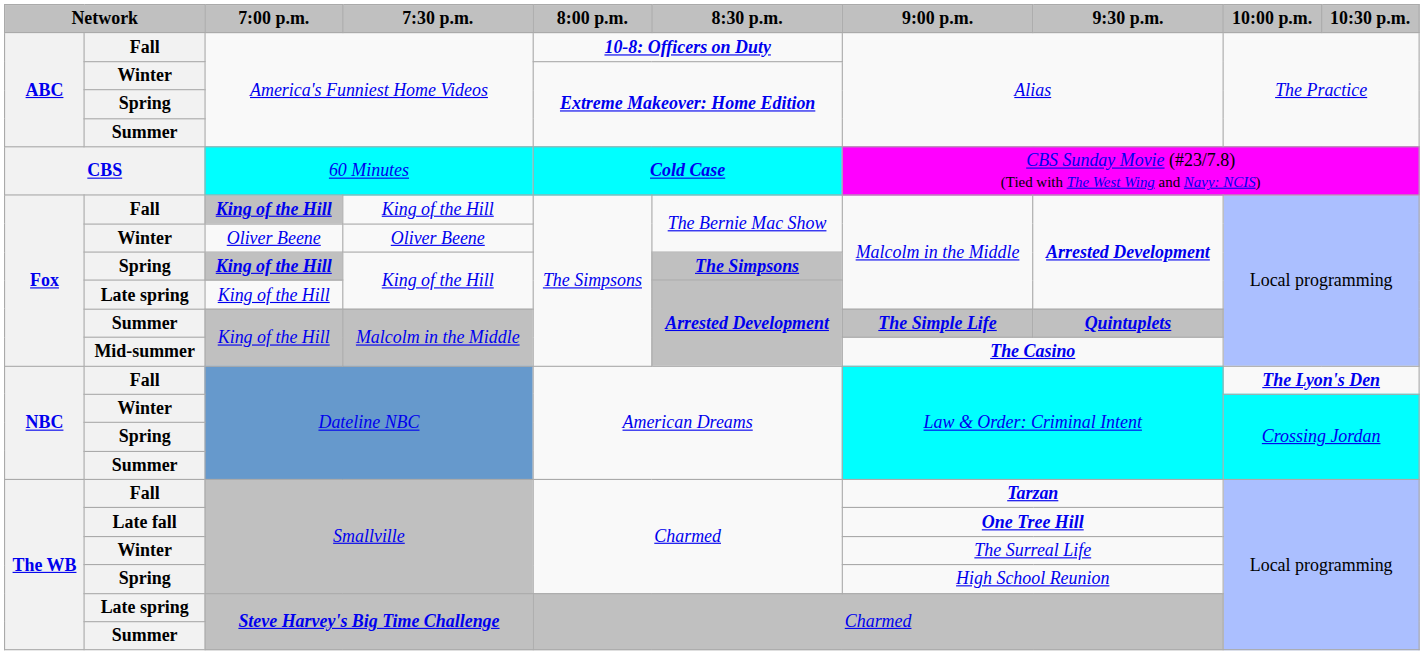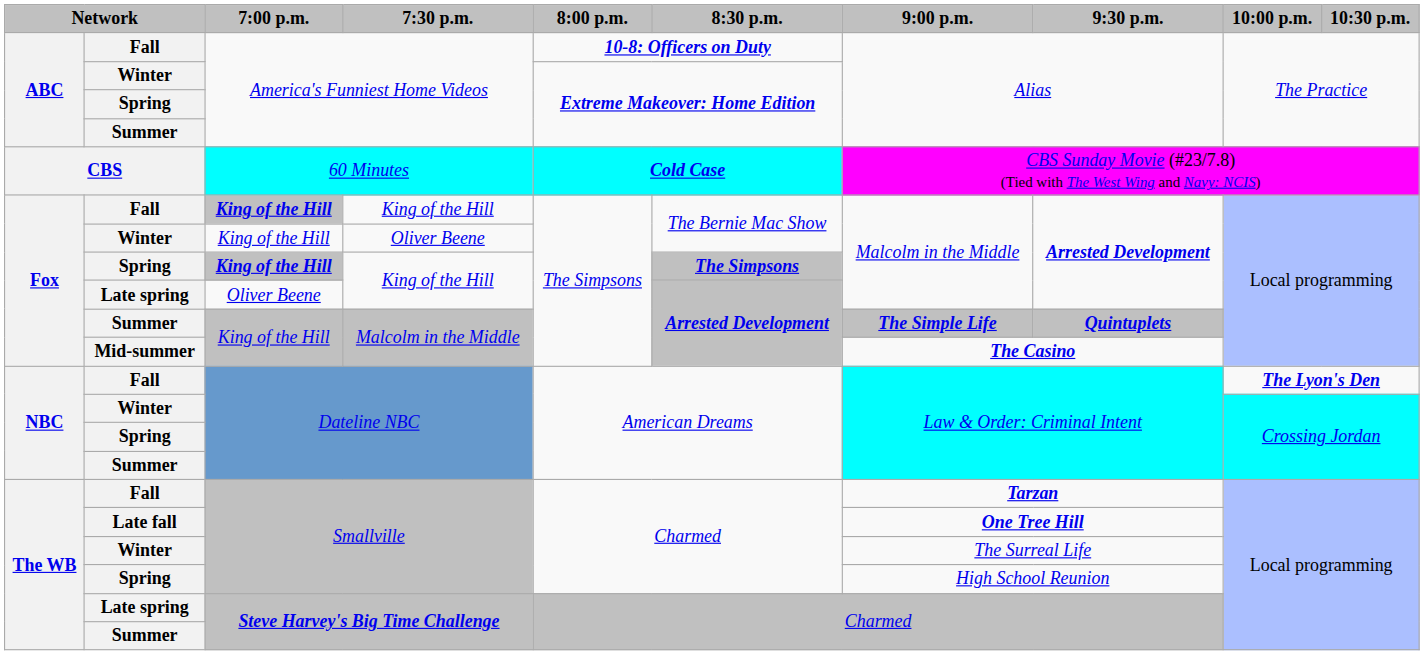(274, 237) Oliver Beene -> (274, 237) King of the Hill
(274, 294) King of the Hill -> (274, 294) Oliver Beene
